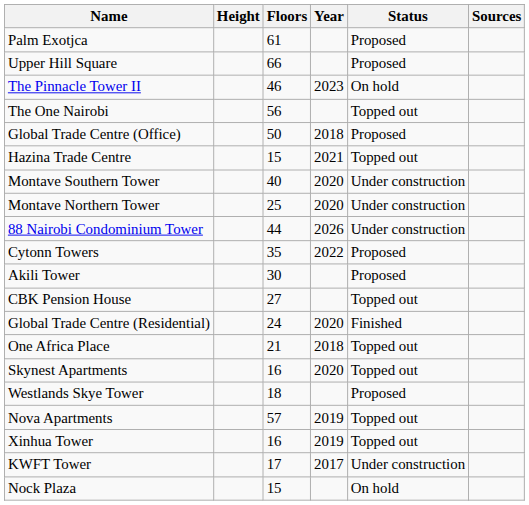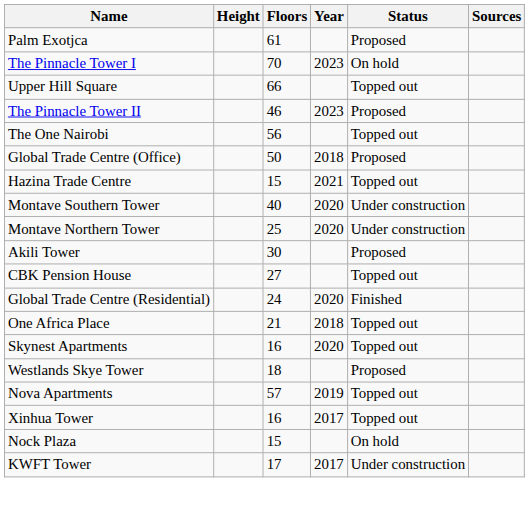+ row: (72, 63)
(378, 63) Proposed -> (384, 87) Topped out
(375, 87) On hold -> (378, 110) Proposed
- row: (105, 228)
- row: (53, 252)
(329, 441) 2019 -> (329, 417) 2017
rows swapped: (49, 464) <-> (42, 488)
